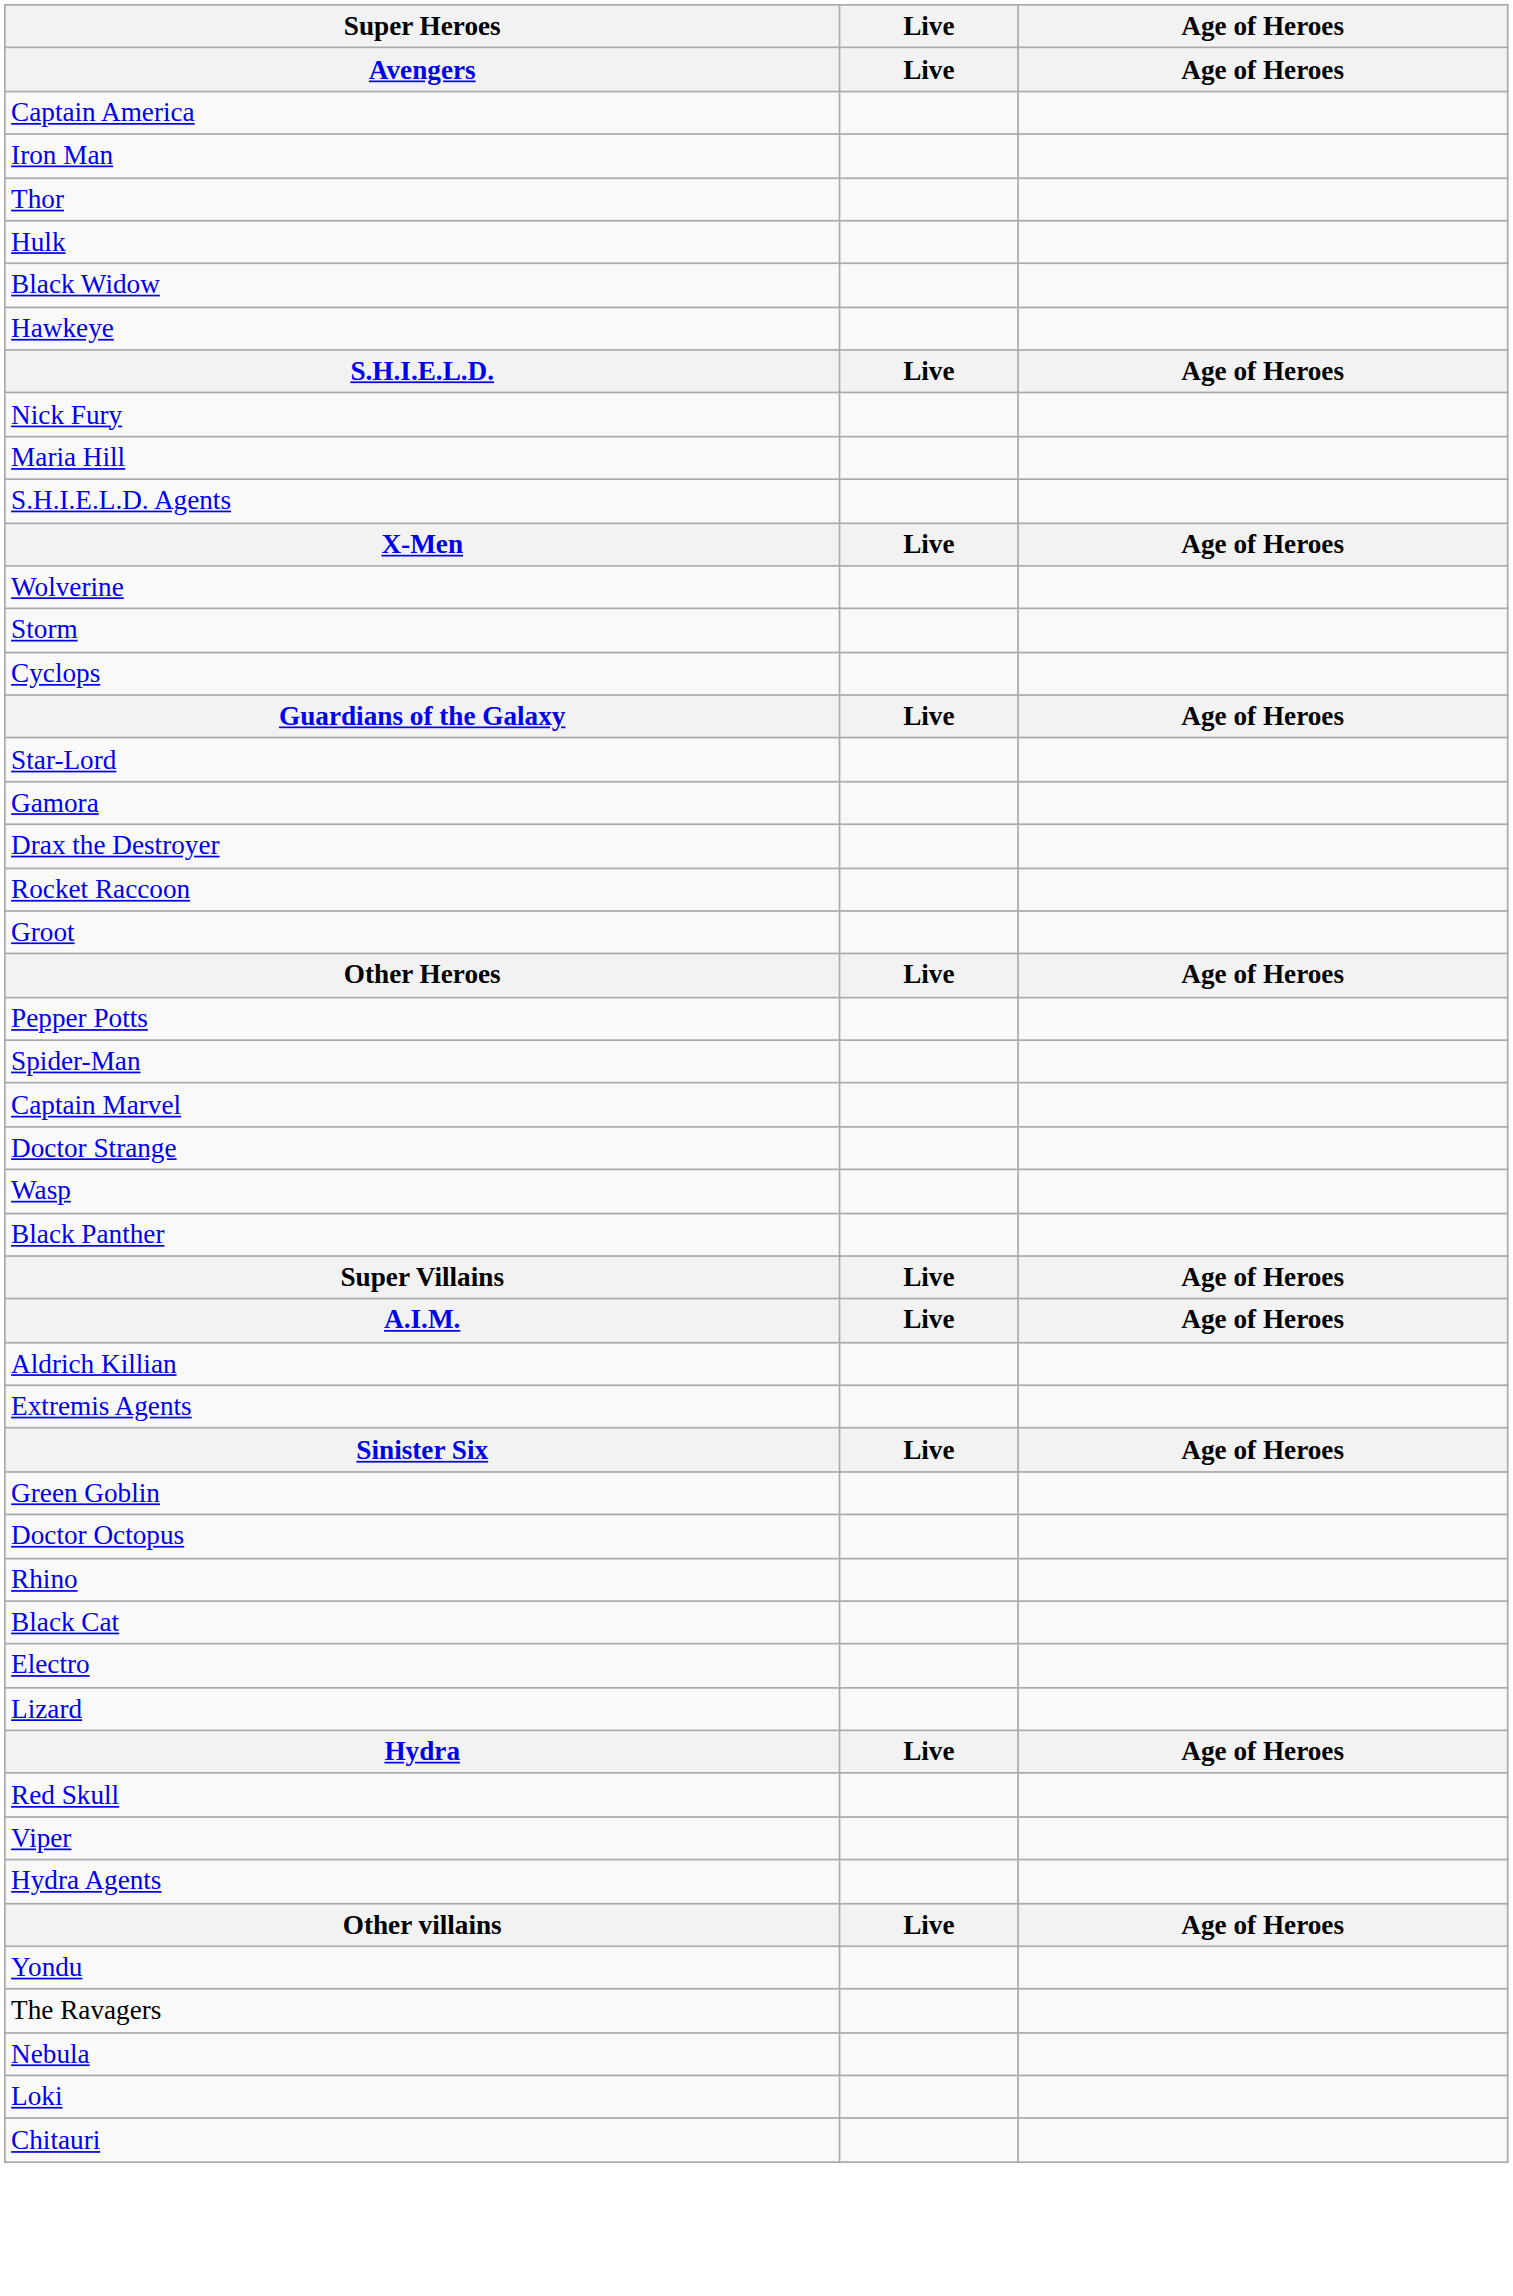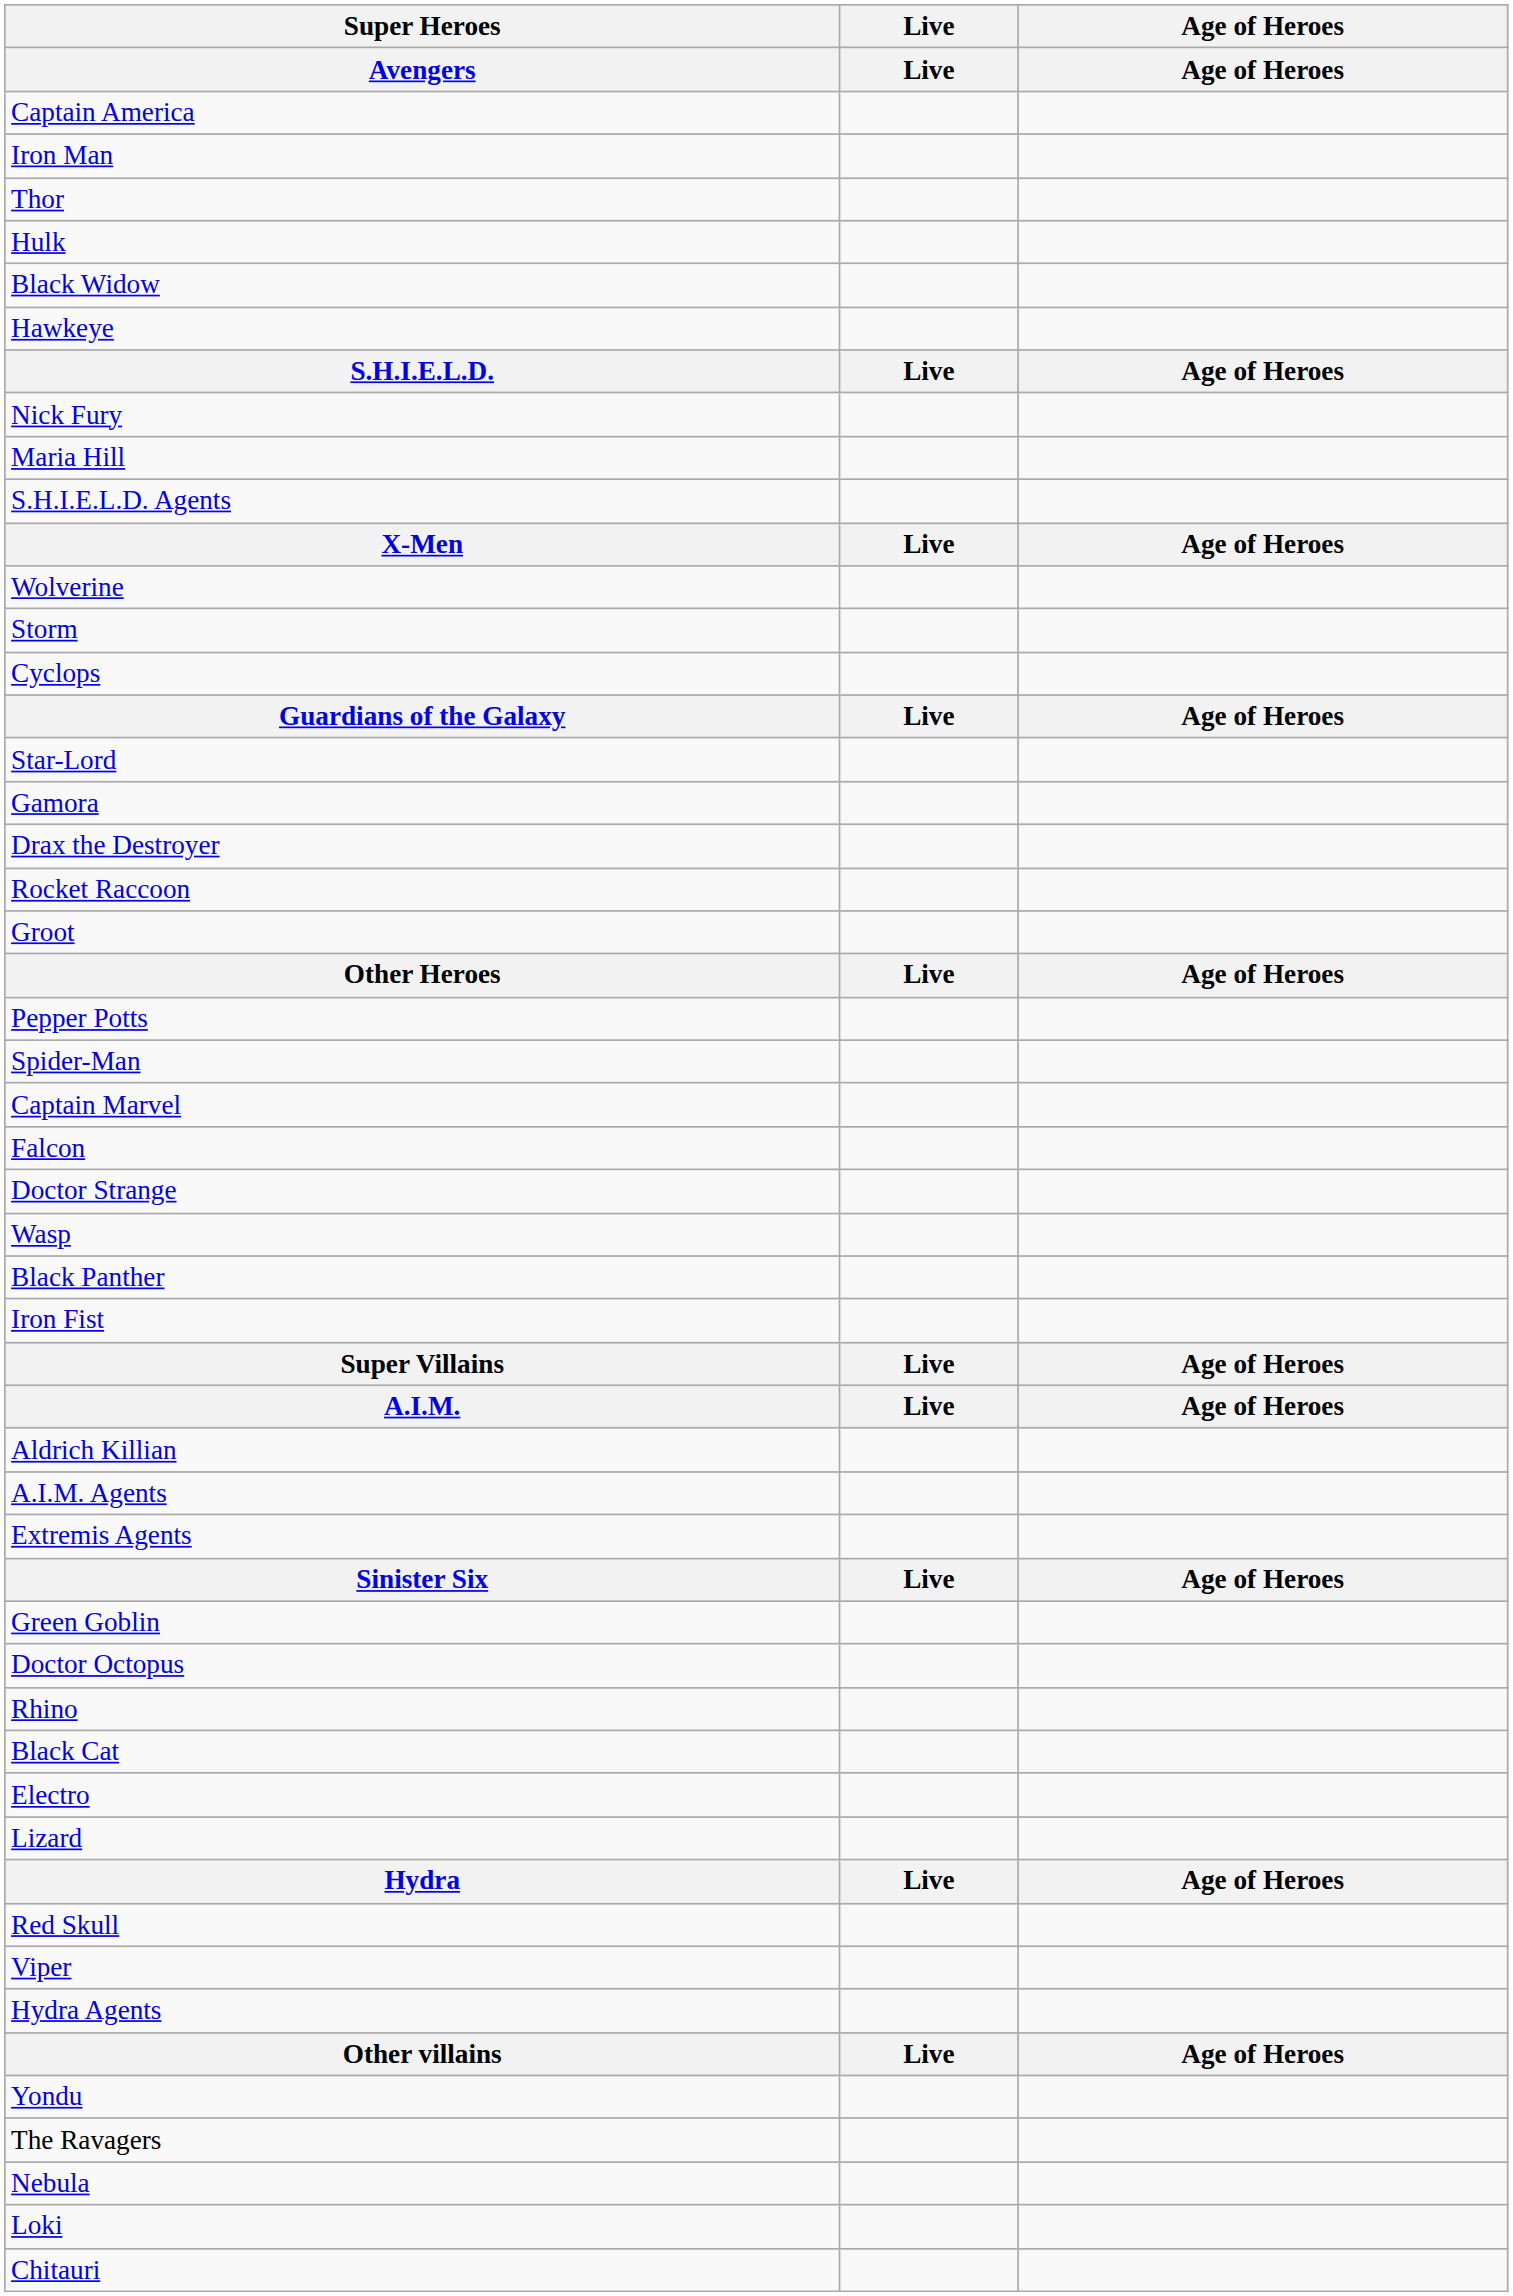+ row: (48, 1147)
+ row: (58, 1320)
+ row: (89, 1492)
